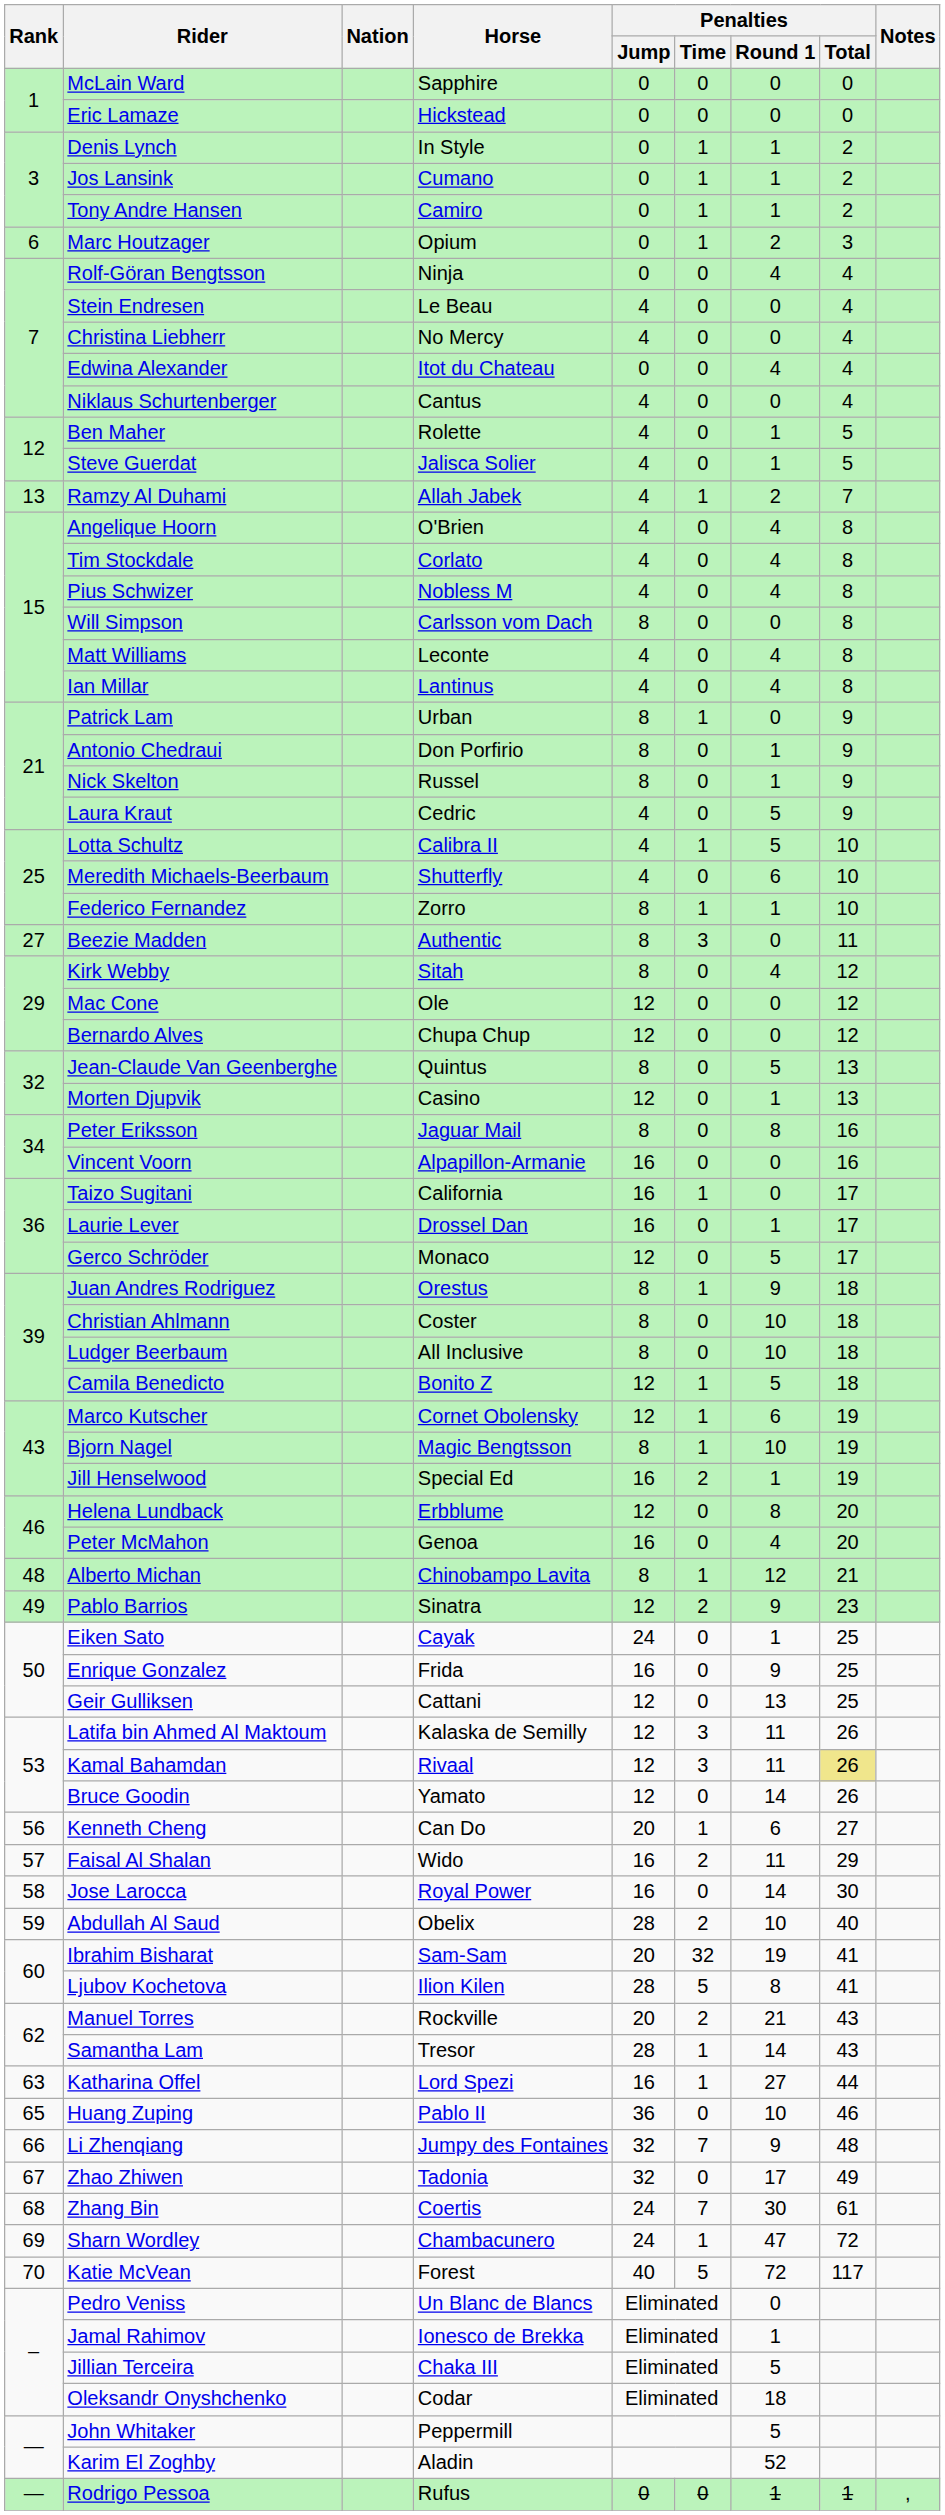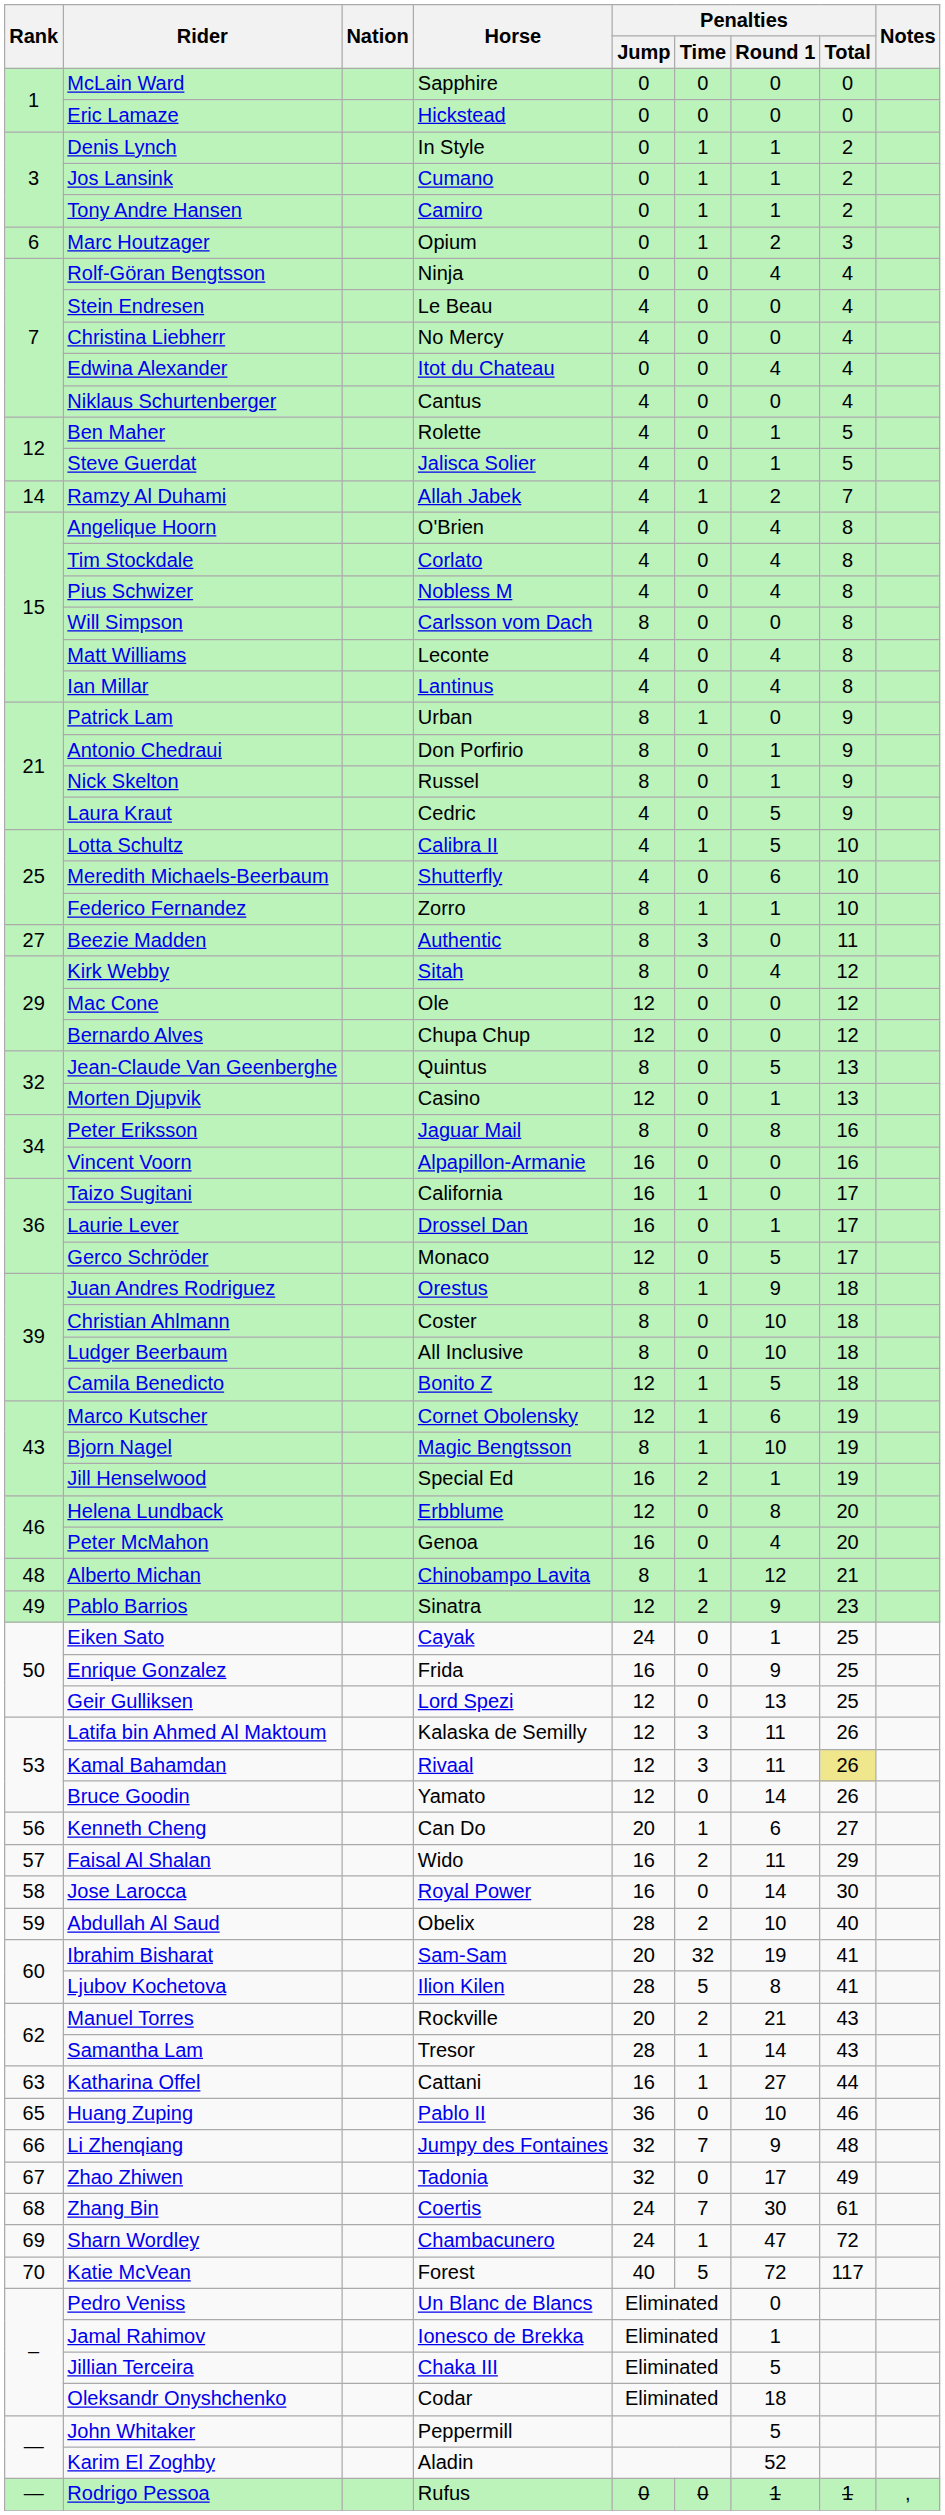(34, 496) 13 -> (34, 496) 14
(450, 1701) Cattani -> (466, 1701) Lord Spezi
(466, 2082) Lord Spezi -> (450, 2082) Cattani
